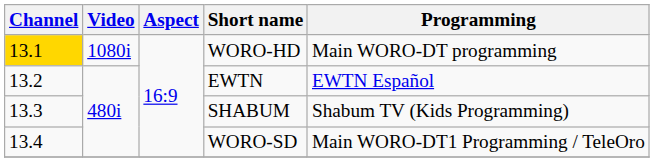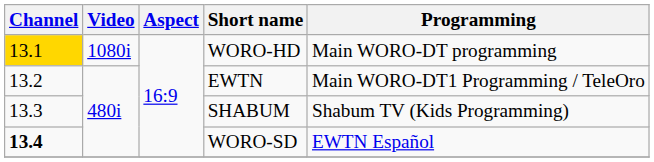(373, 80) EWTN Español -> (478, 80) Main WORO-DT1 Programming / TeleOro
(26, 141) normal -> (26, 141) bold
(478, 141) Main WORO-DT1 Programming / TeleOro -> (373, 141) EWTN Español
